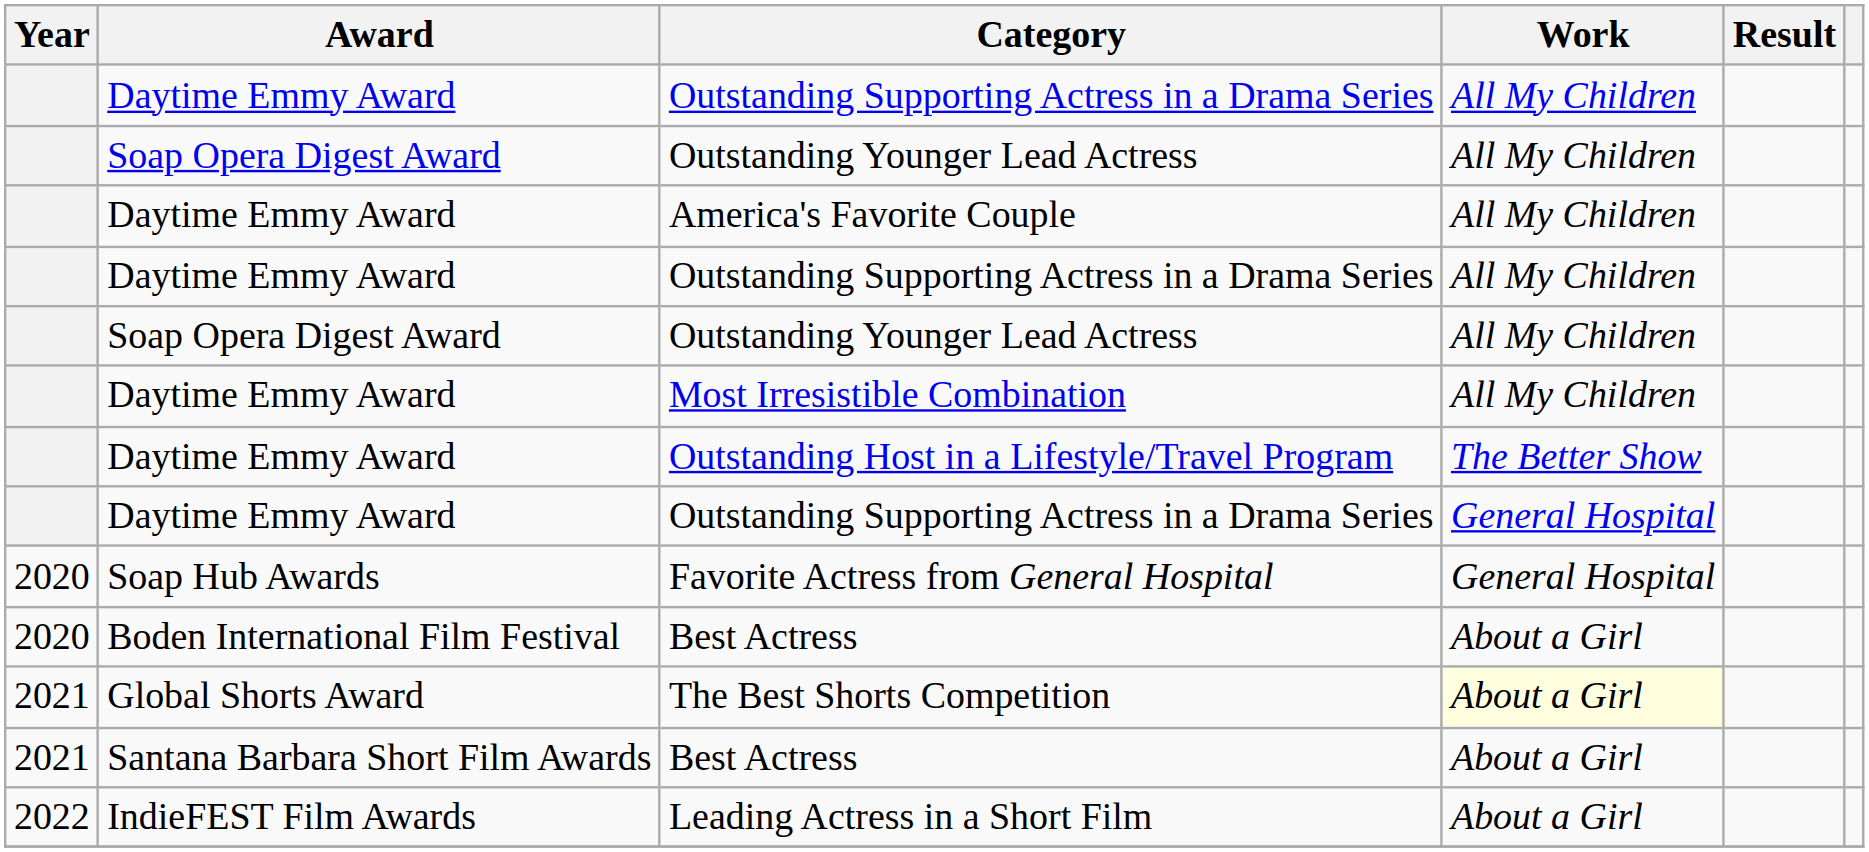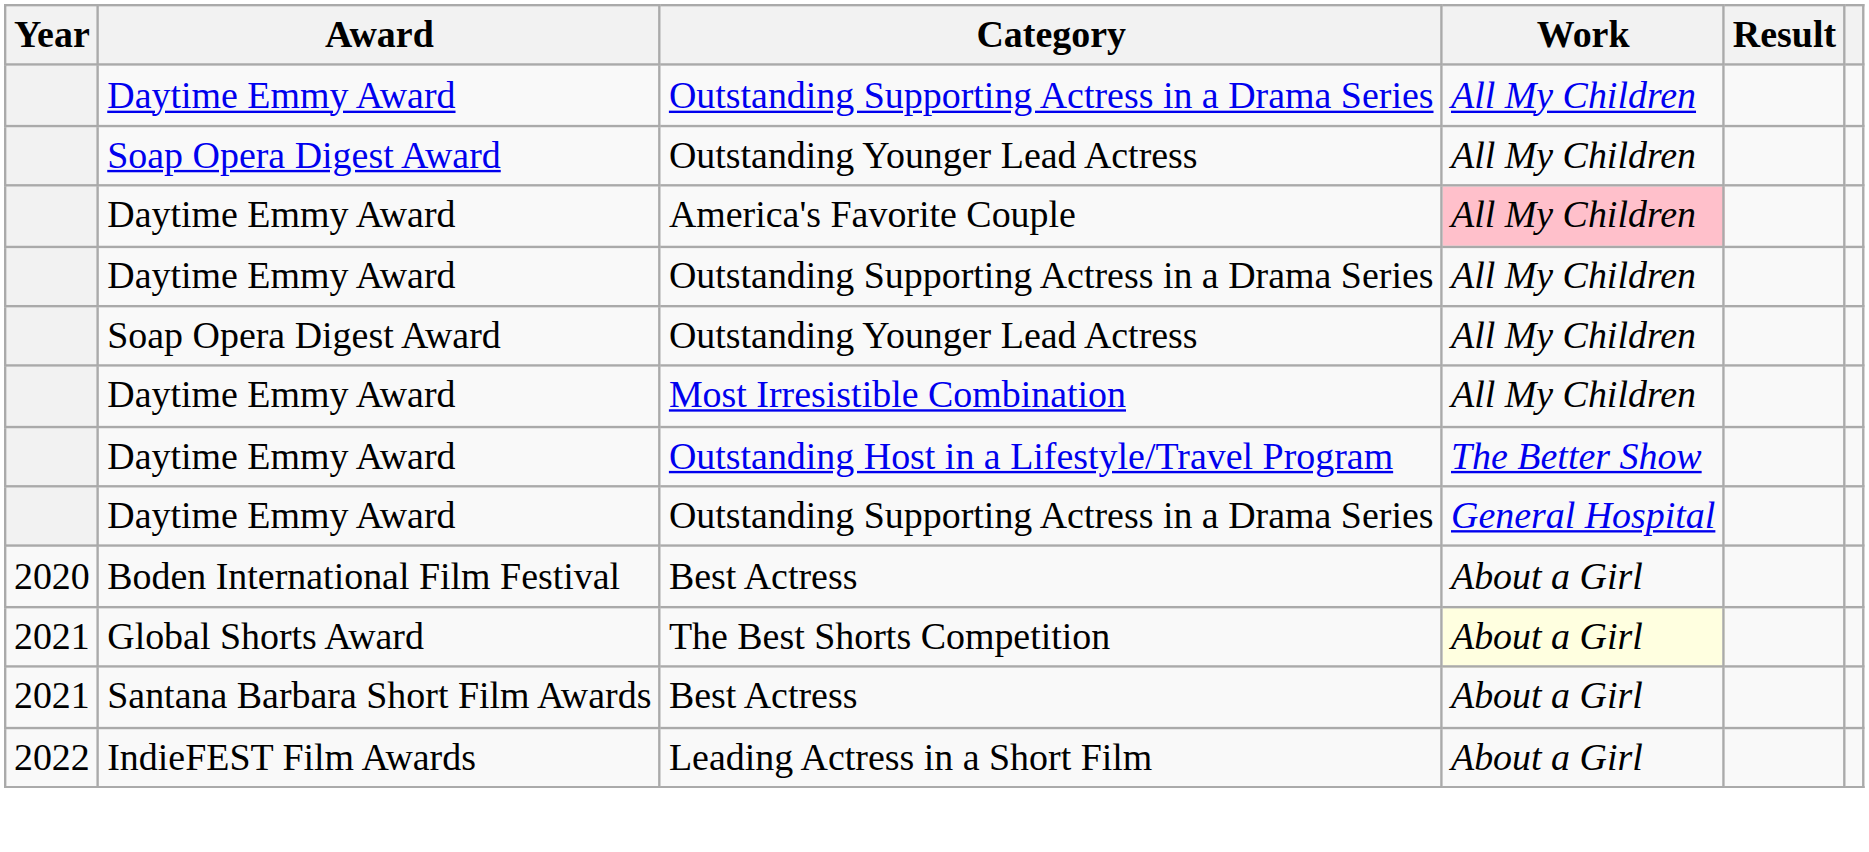(1574, 214) no background -> (1574, 214) pink background
- row: (243, 575)
